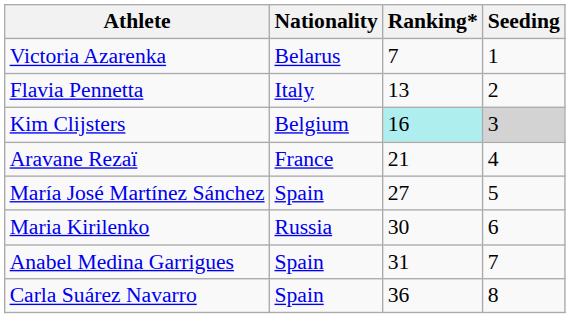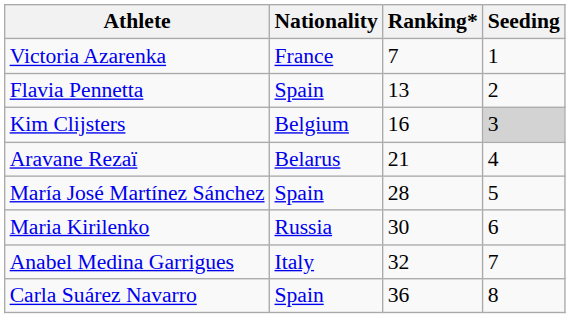(307, 55) Belarus -> (304, 55) France
(294, 90) Italy -> (299, 90) Spain
(398, 124) paleturquoise background -> (398, 124) no background
(304, 158) France -> (307, 158) Belarus
(398, 192) 27 -> (398, 192) 28
(299, 261) Spain -> (294, 261) Italy
(398, 261) 31 -> (398, 261) 32
